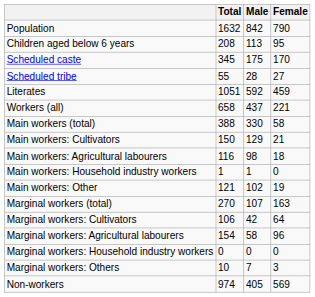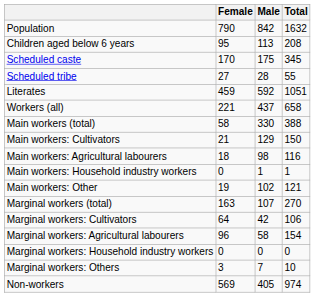columns swapped: (230, 12) <-> (290, 12)
